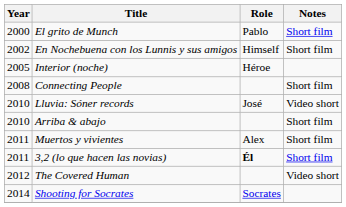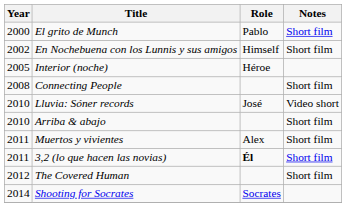(312, 175) Video short -> (309, 175) Short film
